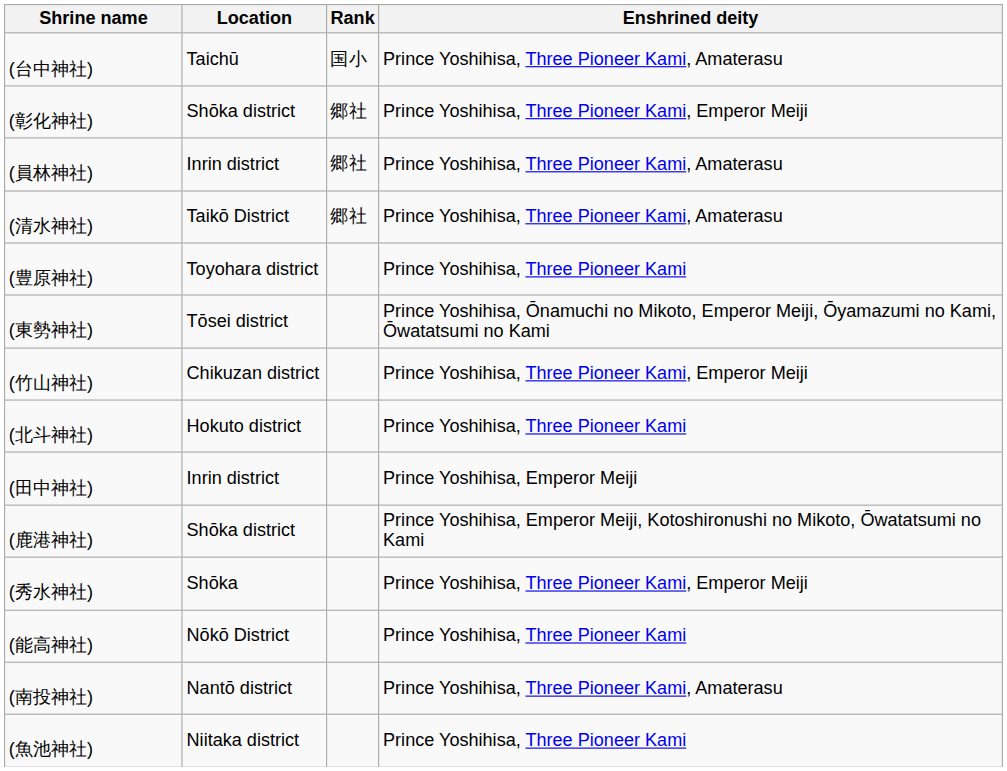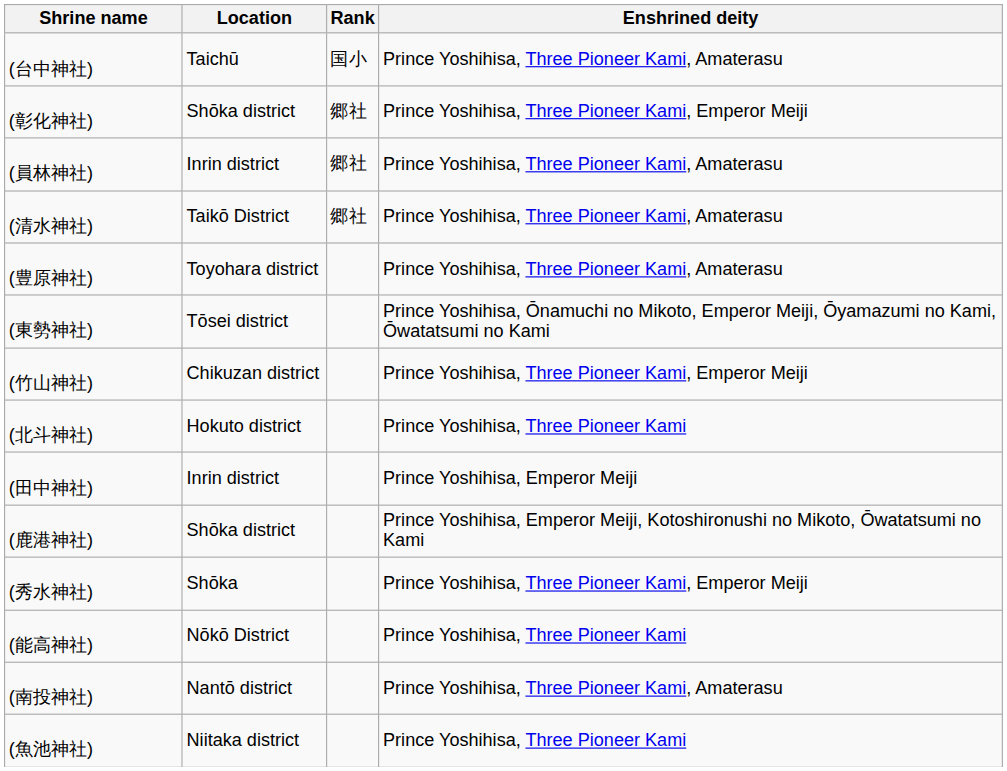(535, 268) Prince Yoshihisa, Three Pioneer Kami -> (583, 268) Prince Yoshihisa, Three Pioneer Kami, Amaterasu
